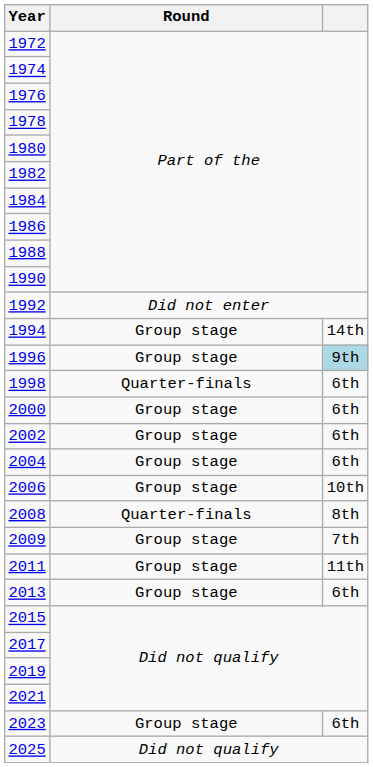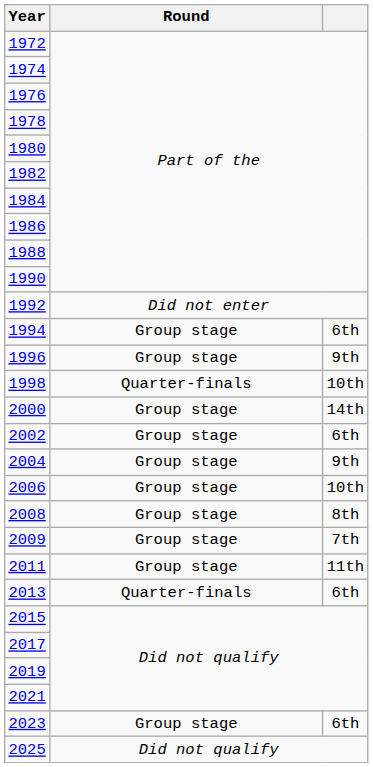(345, 331) 14th -> (345, 331) 6th
(345, 357) lightblue background -> (345, 357) no background
(345, 383) 6th -> (345, 383) 10th
(345, 410) 6th -> (345, 410) 14th
(345, 462) 6th -> (345, 462) 9th
(186, 514) Quarter-finals -> (186, 514) Group stage
(186, 593) Group stage -> (186, 593) Quarter-finals
